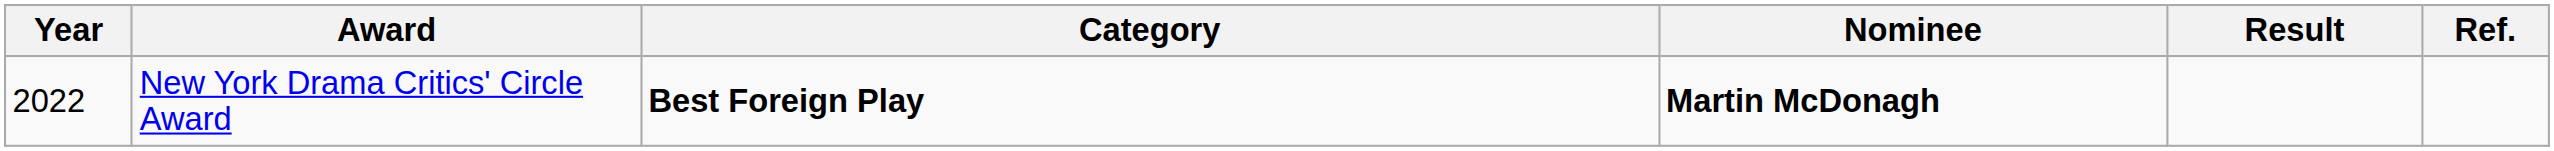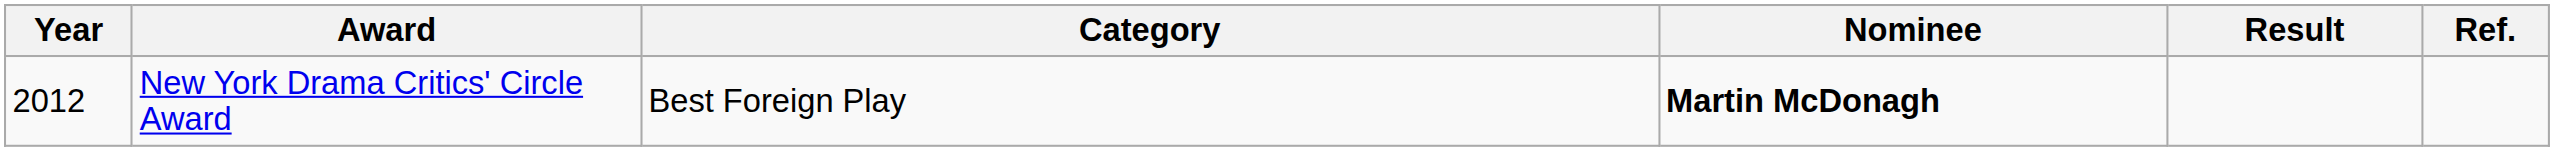(49, 100) 2022 -> (49, 100) 2012
(786, 100) bold -> (777, 100) normal
